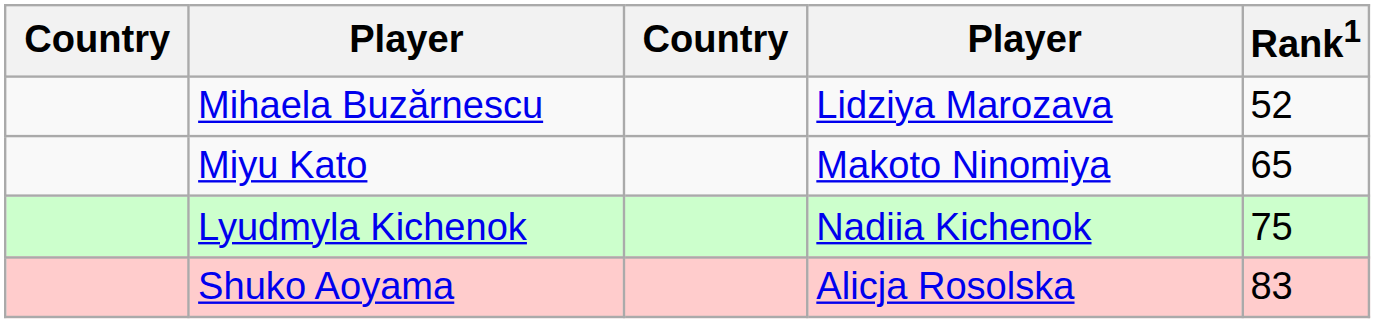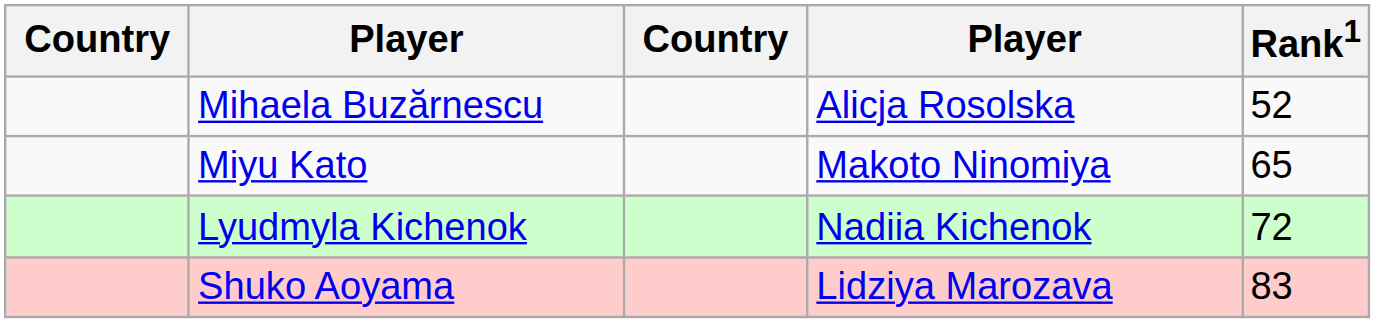(964, 105) Lidziya Marozava -> (945, 105) Alicja Rosolska
(1272, 226) 75 -> (1272, 226) 72
(945, 286) Alicja Rosolska -> (964, 286) Lidziya Marozava
